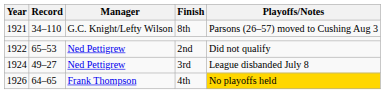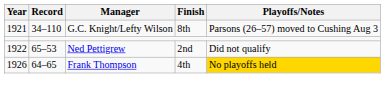- row: (184, 65)
